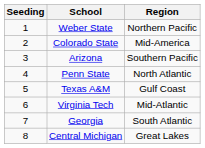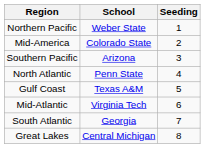columns swapped: (26, 12) <-> (162, 12)
